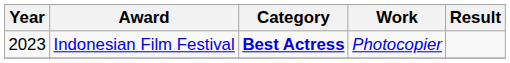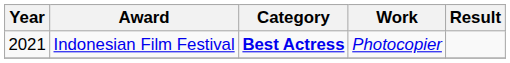(27, 44) 2023 -> (27, 44) 2021
